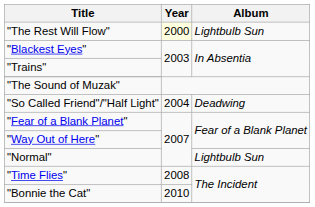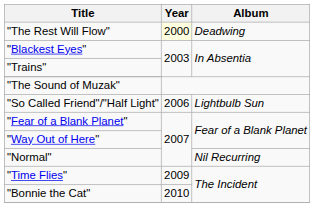(229, 31) Lightbulb Sun -> (220, 31) Deadwing
(177, 103) 2004 -> (177, 103) 2006
(220, 103) Deadwing -> (229, 103) Lightbulb Sun
(229, 157) Lightbulb Sun -> (227, 157) Nil Recurring
(177, 175) 2008 -> (177, 175) 2009
